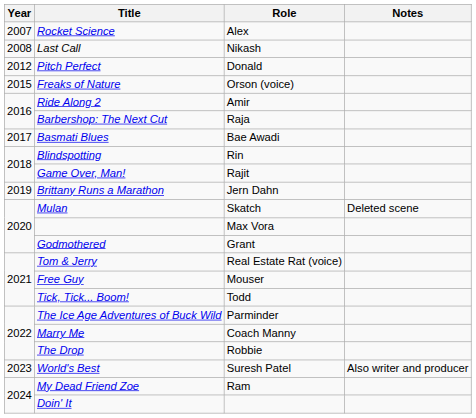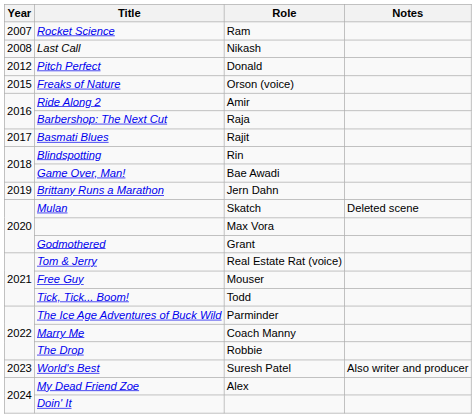(238, 31) Alex -> (239, 31) Ram
(253, 137) Bae Awadi -> (238, 137) Rajit
(238, 173) Rajit -> (253, 173) Bae Awadi
(239, 386) Ram -> (238, 386) Alex
